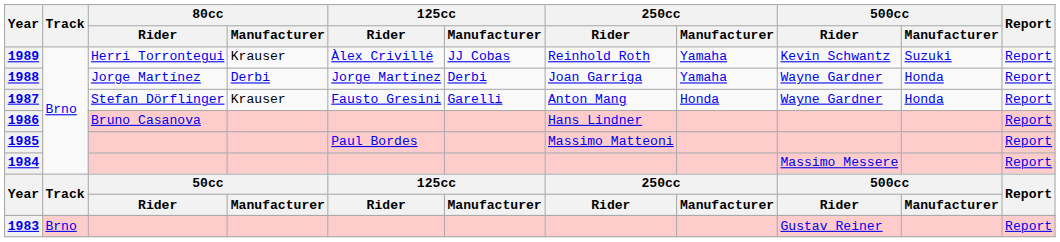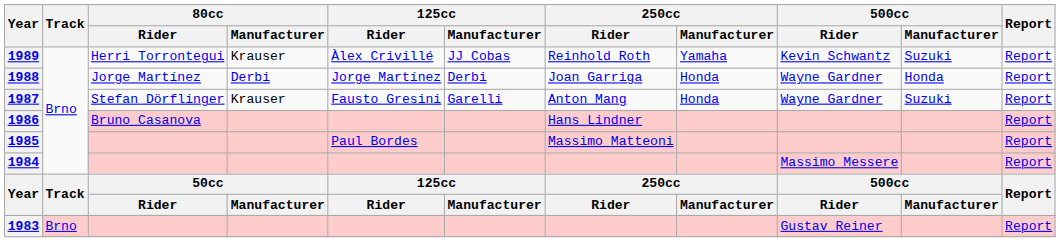(704, 79) Yamaha -> (700, 79) Honda
(924, 100) Honda -> (928, 100) Suzuki
